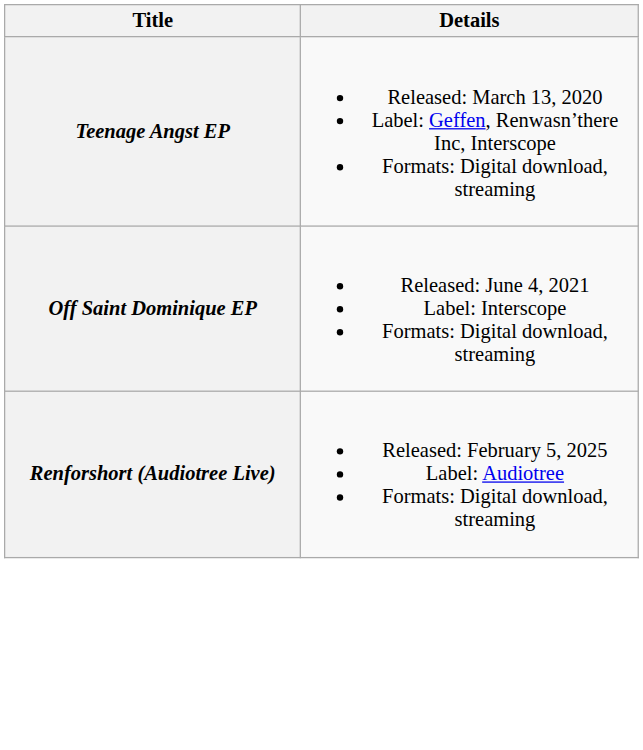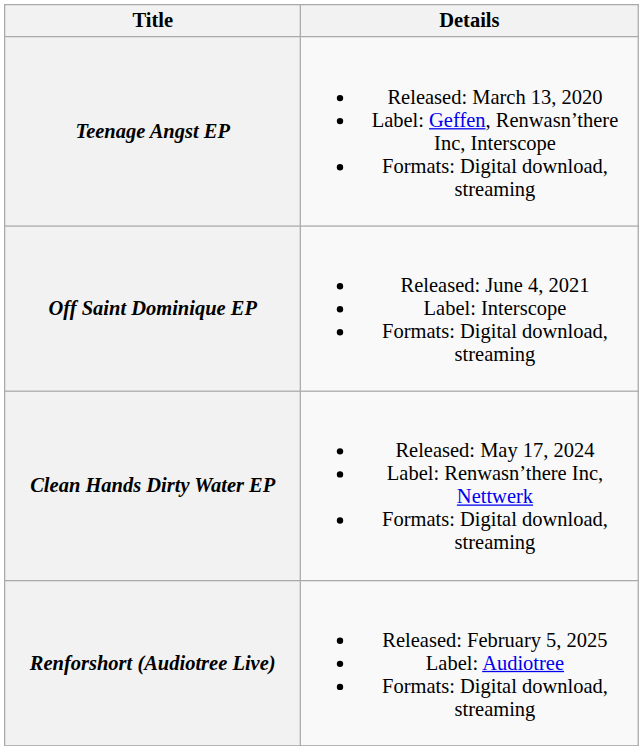+ row: (153, 485)
